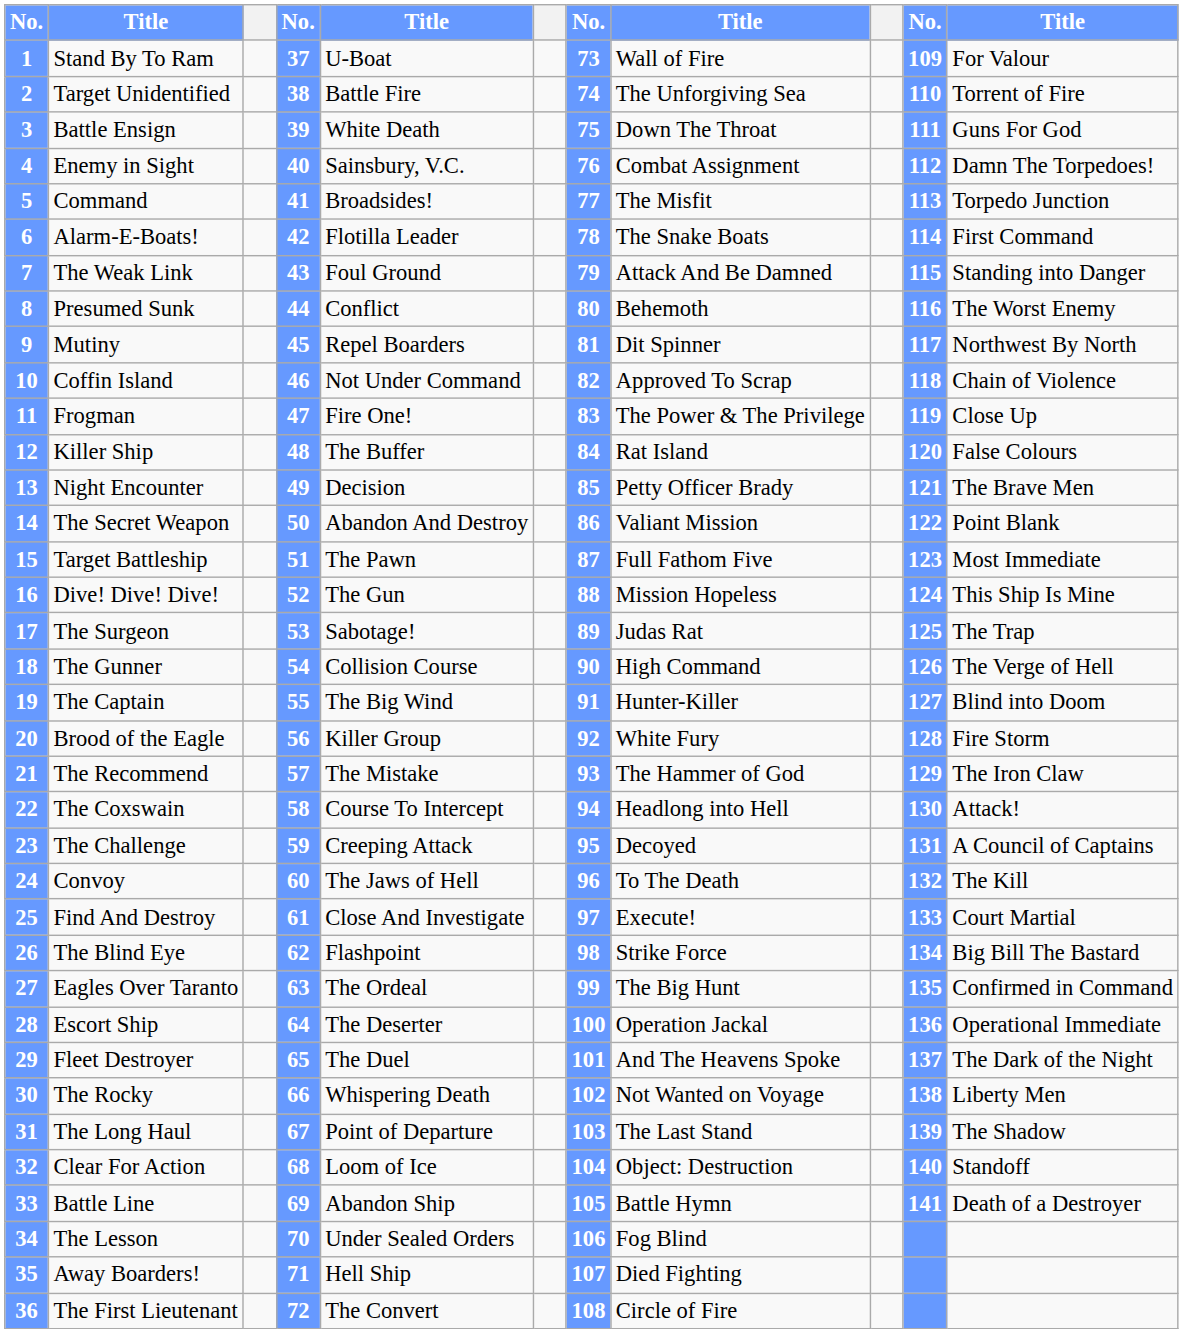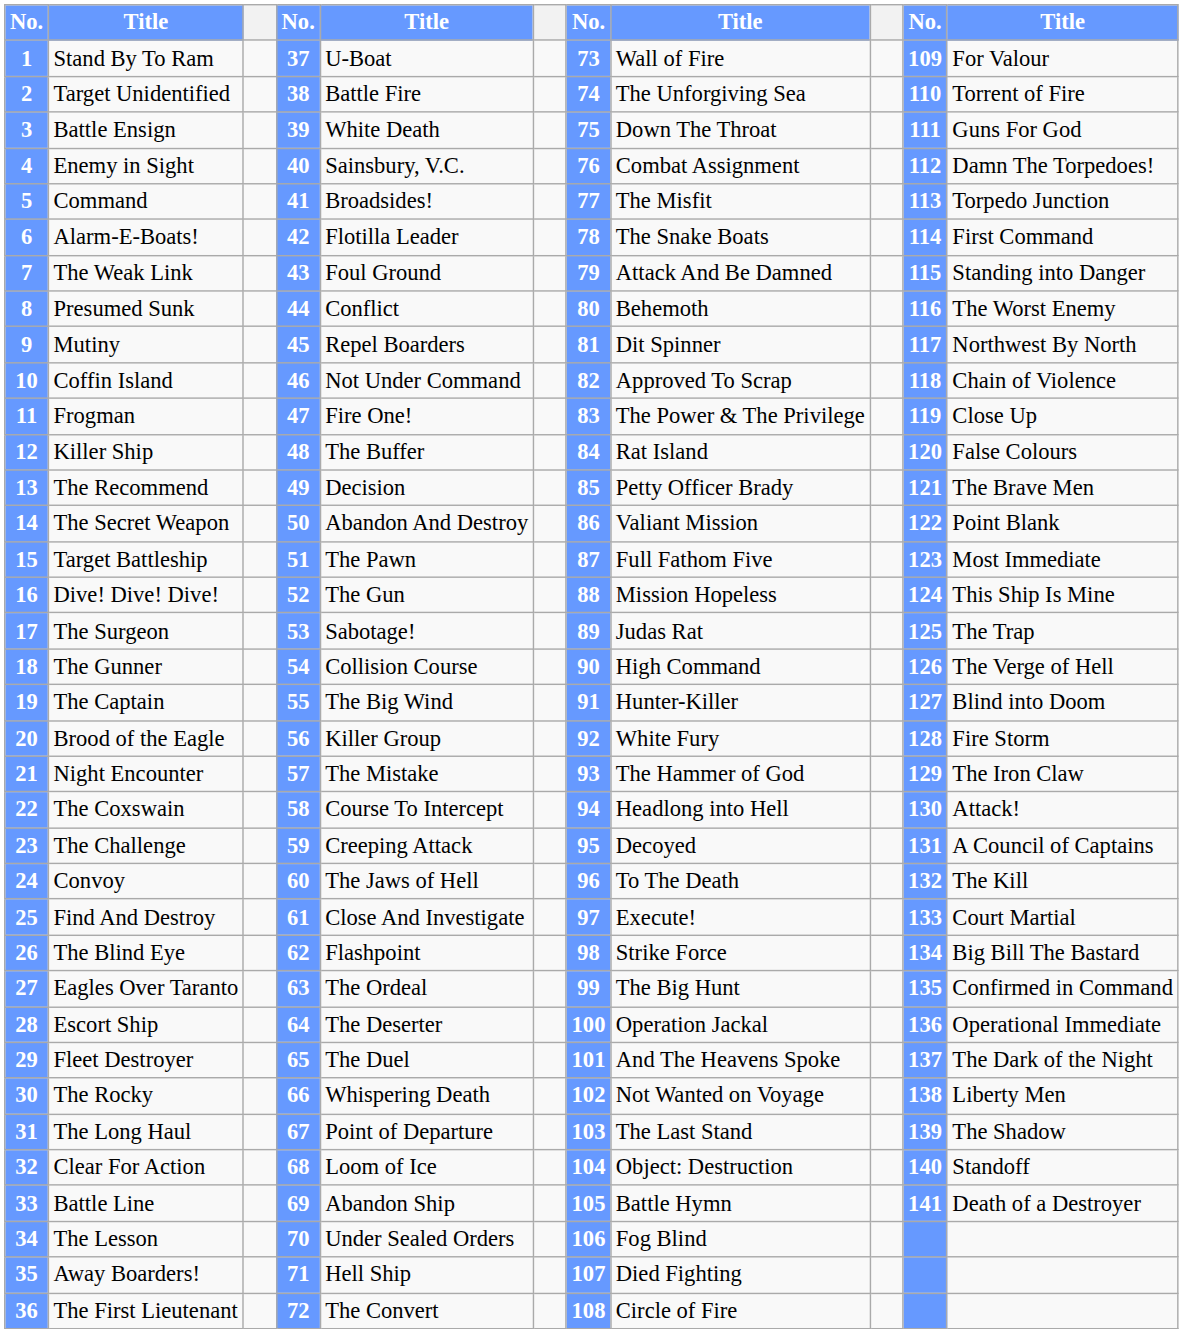(128, 487) Night Encounter -> (131, 487) The Recommend
(131, 773) The Recommend -> (128, 773) Night Encounter
